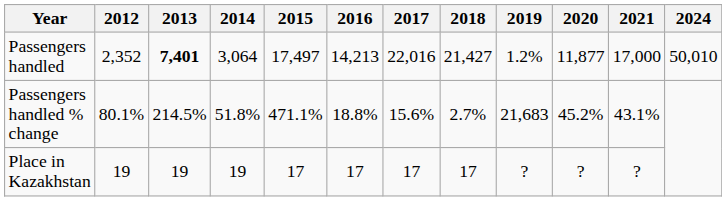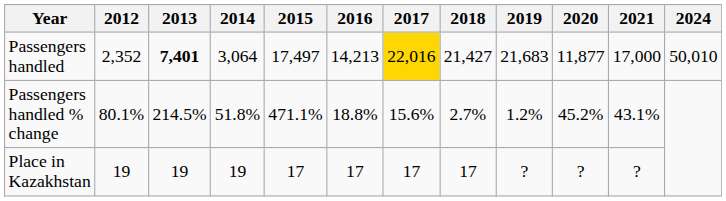(411, 56) no background -> (411, 56) gold background
(524, 56) 1.2% -> (524, 56) 21,683
(524, 113) 21,683 -> (524, 113) 1.2%
